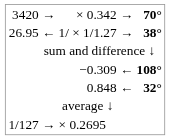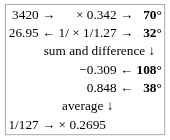(153, 33) 38° -> (153, 33) 32°
(153, 87) 32° -> (153, 87) 38°
